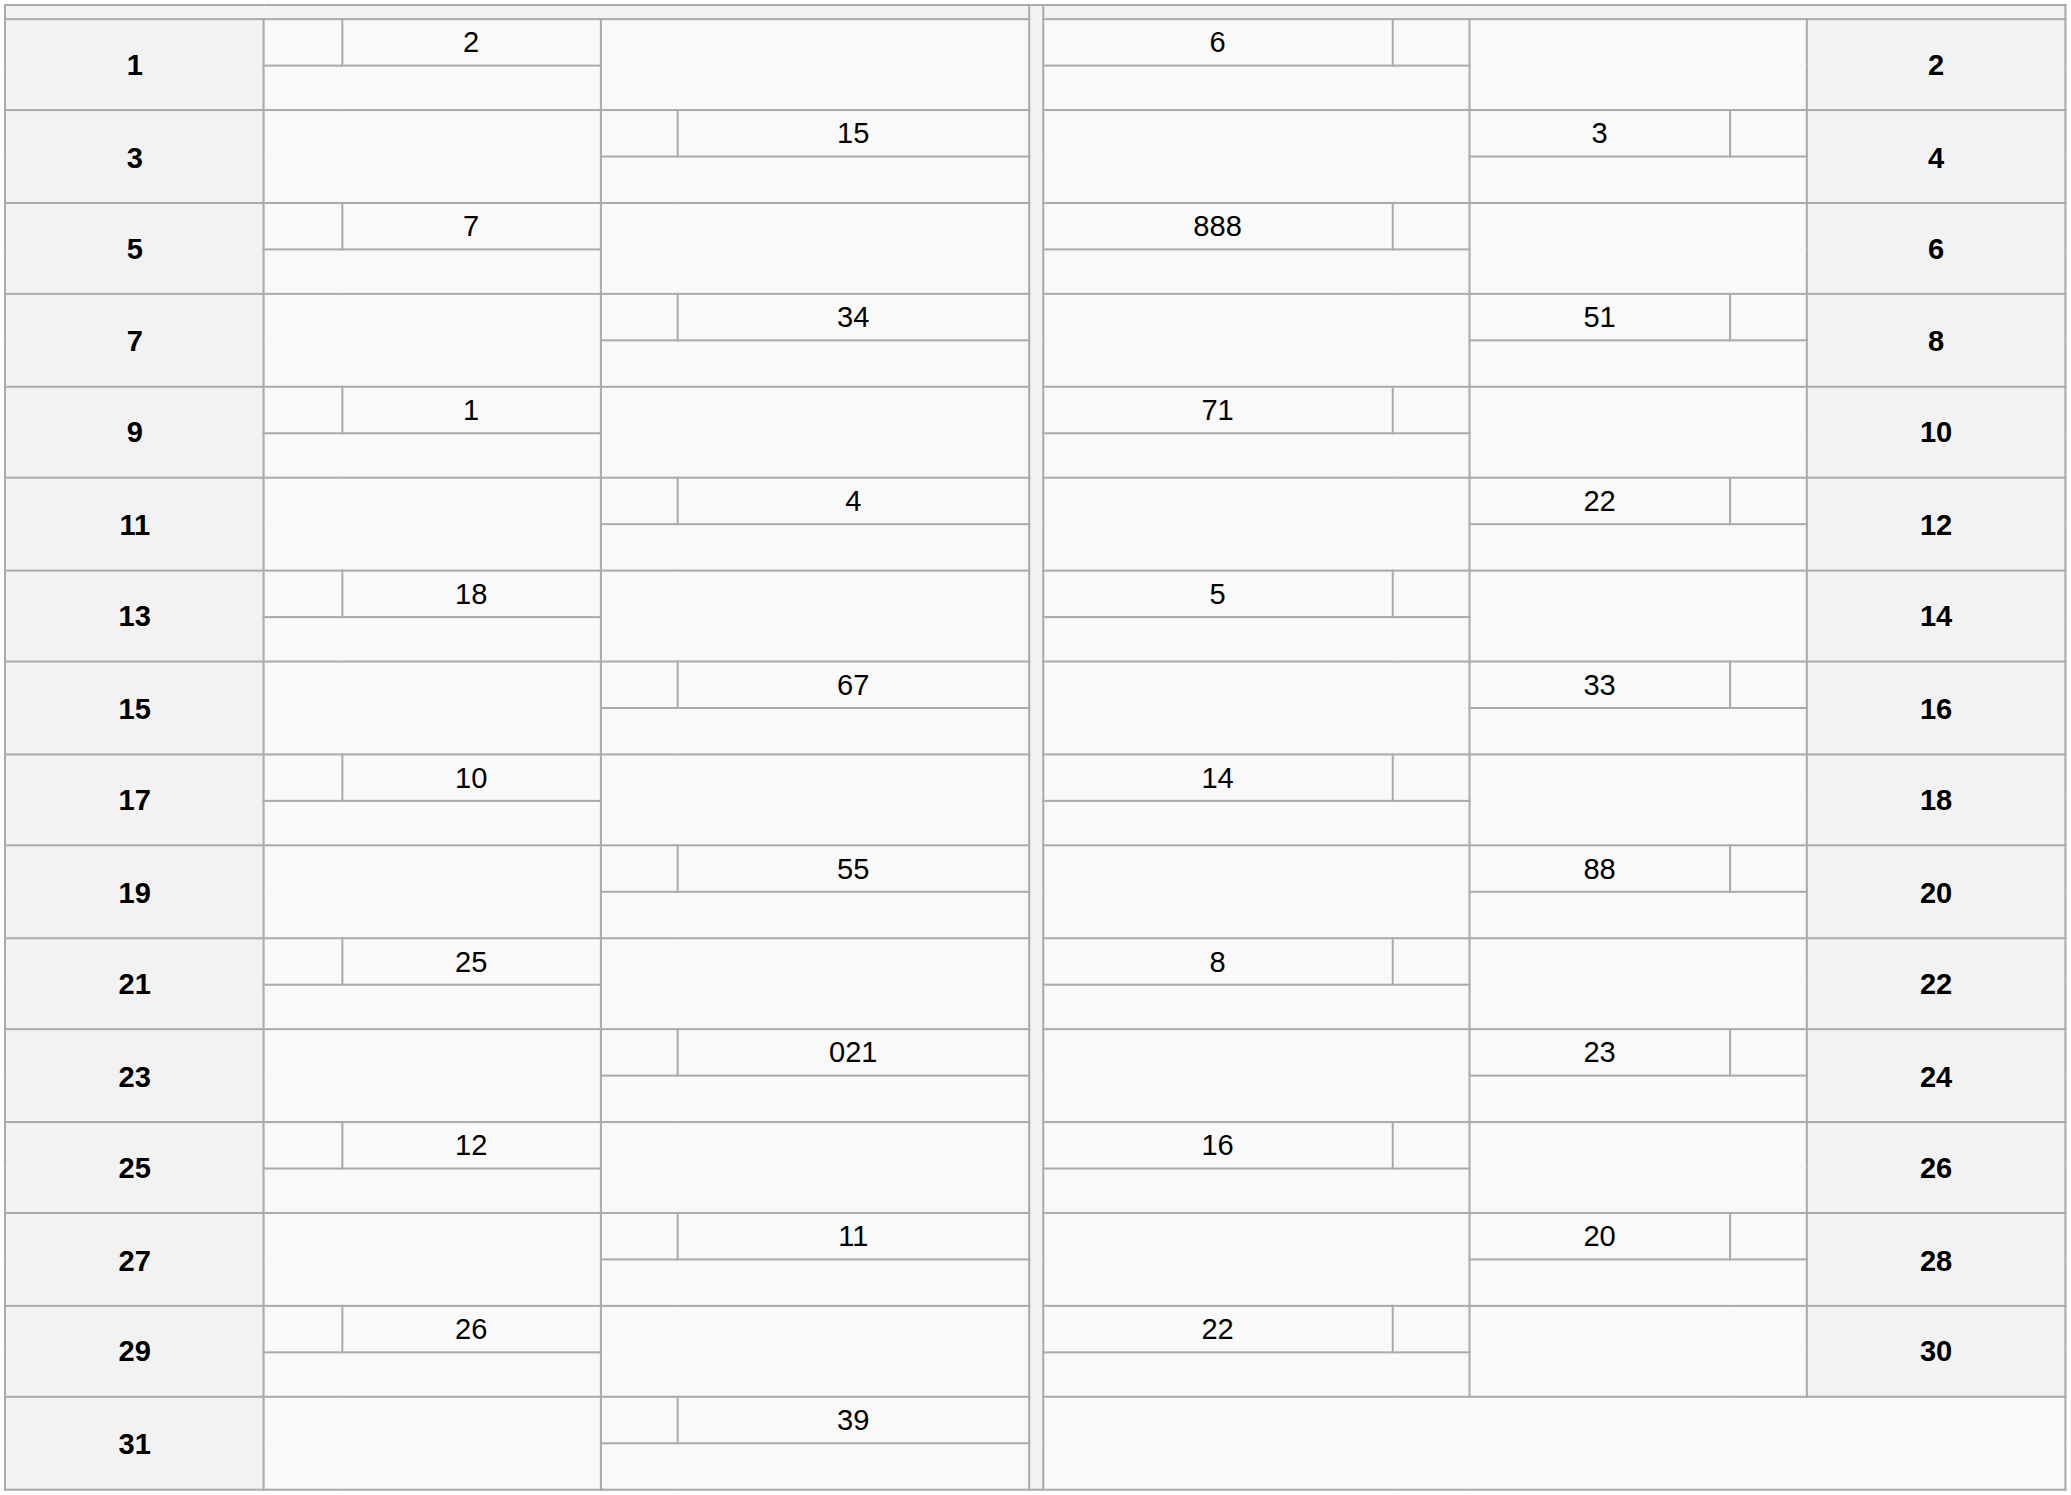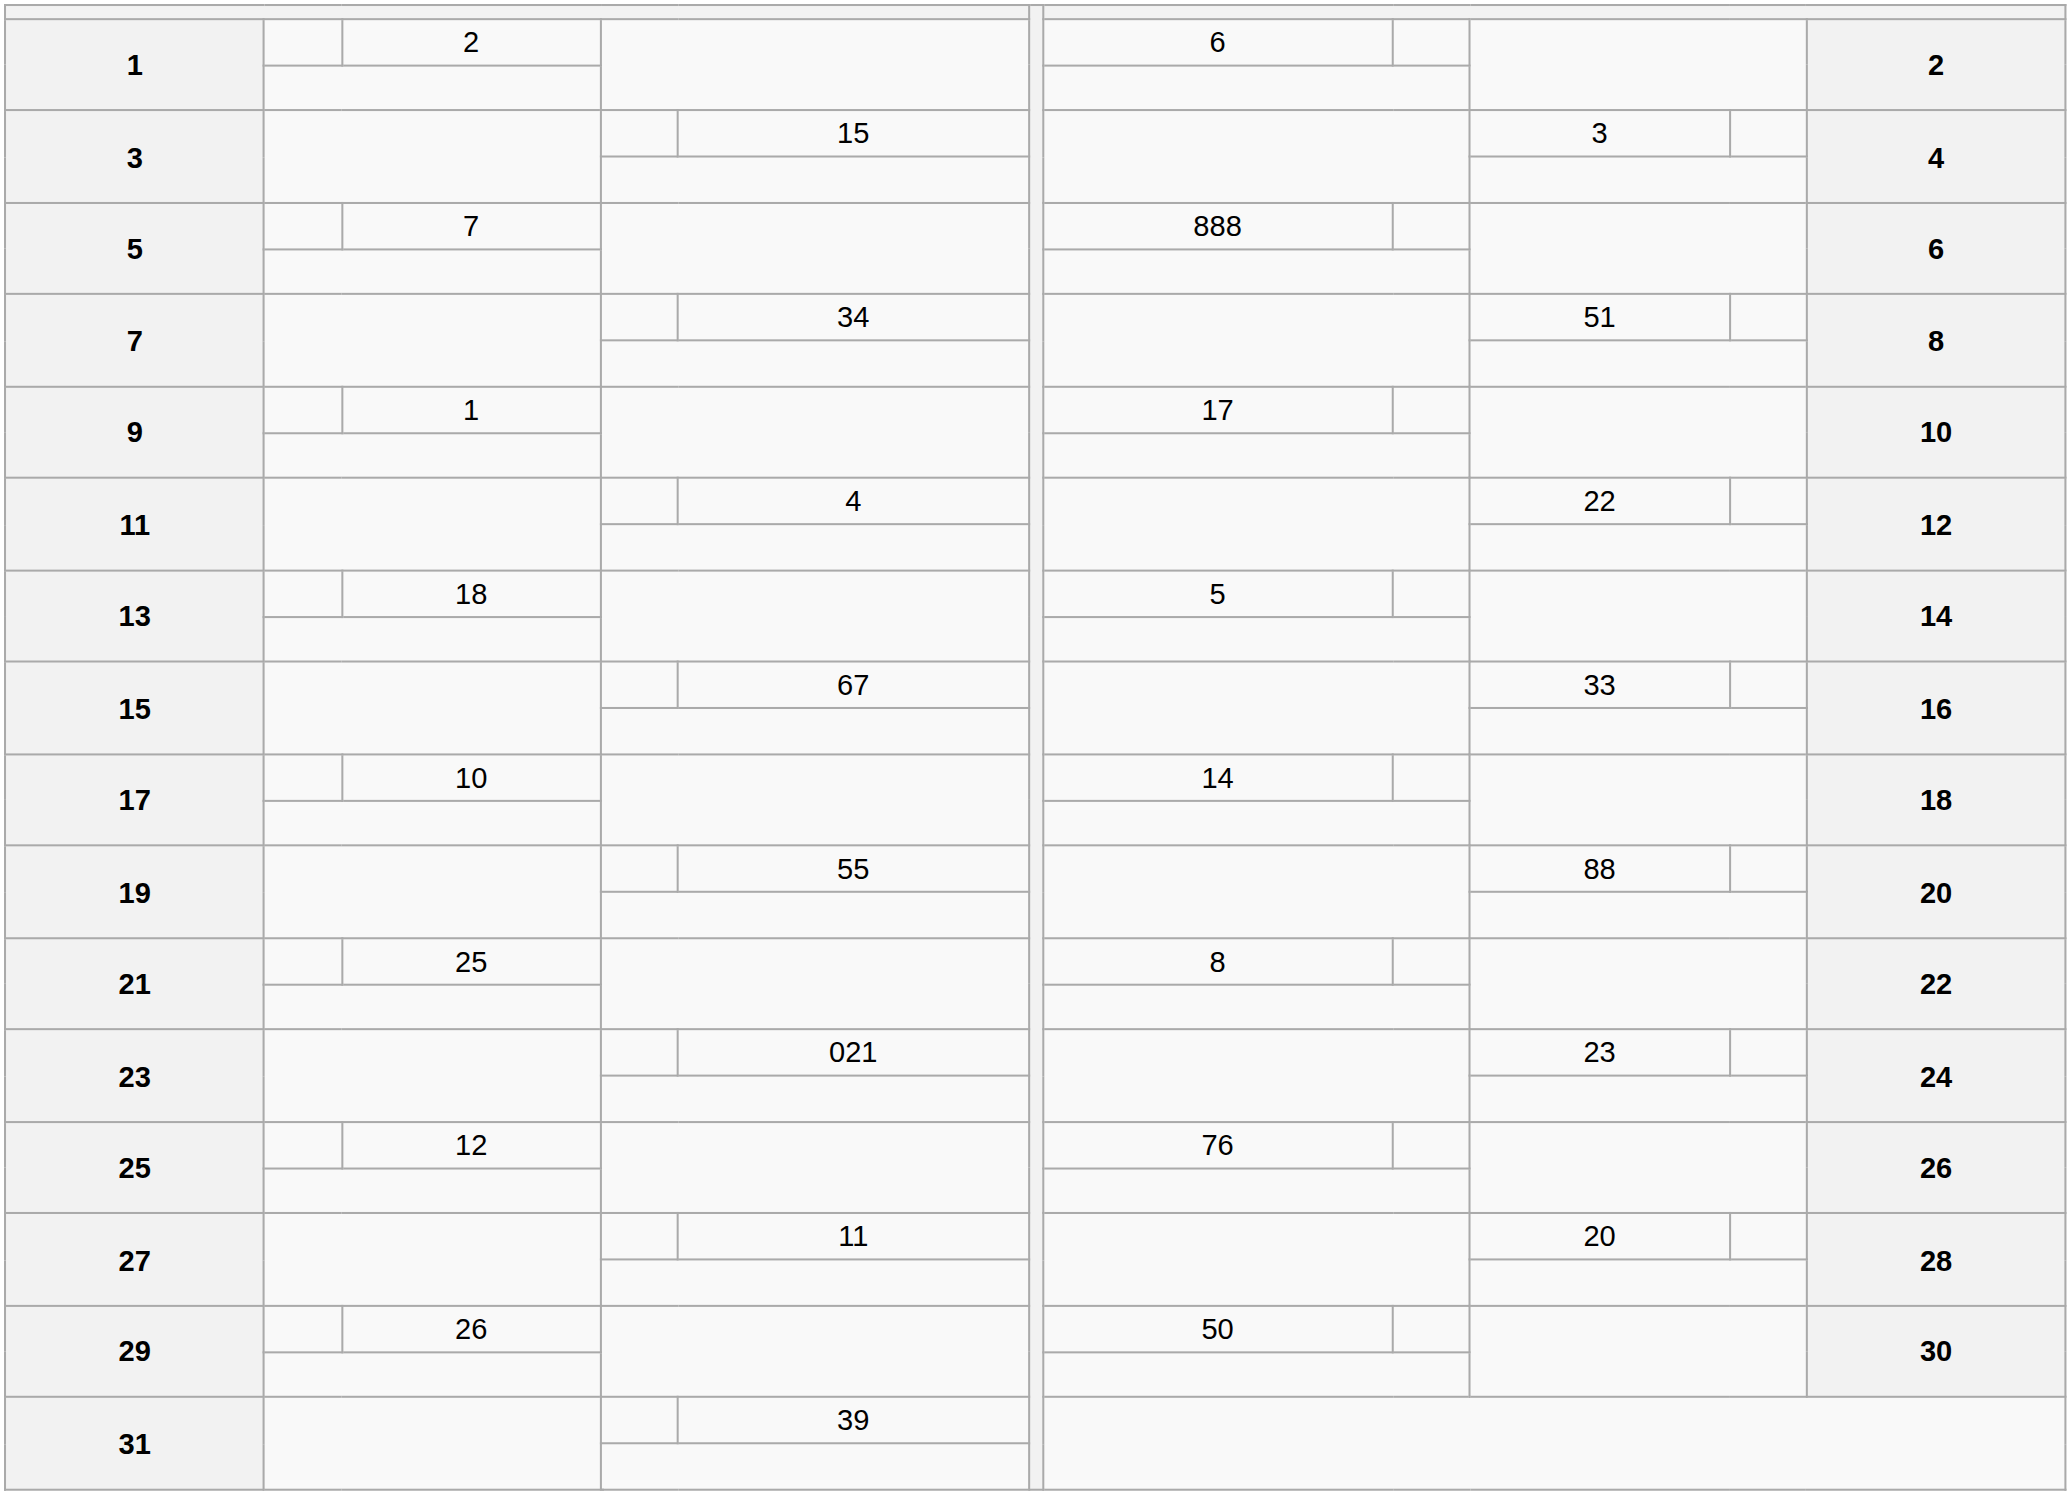(1218, 410) 71 -> (1218, 410) 17
(1218, 1145) 16 -> (1218, 1145) 76
(1218, 1329) 22 -> (1218, 1329) 50
